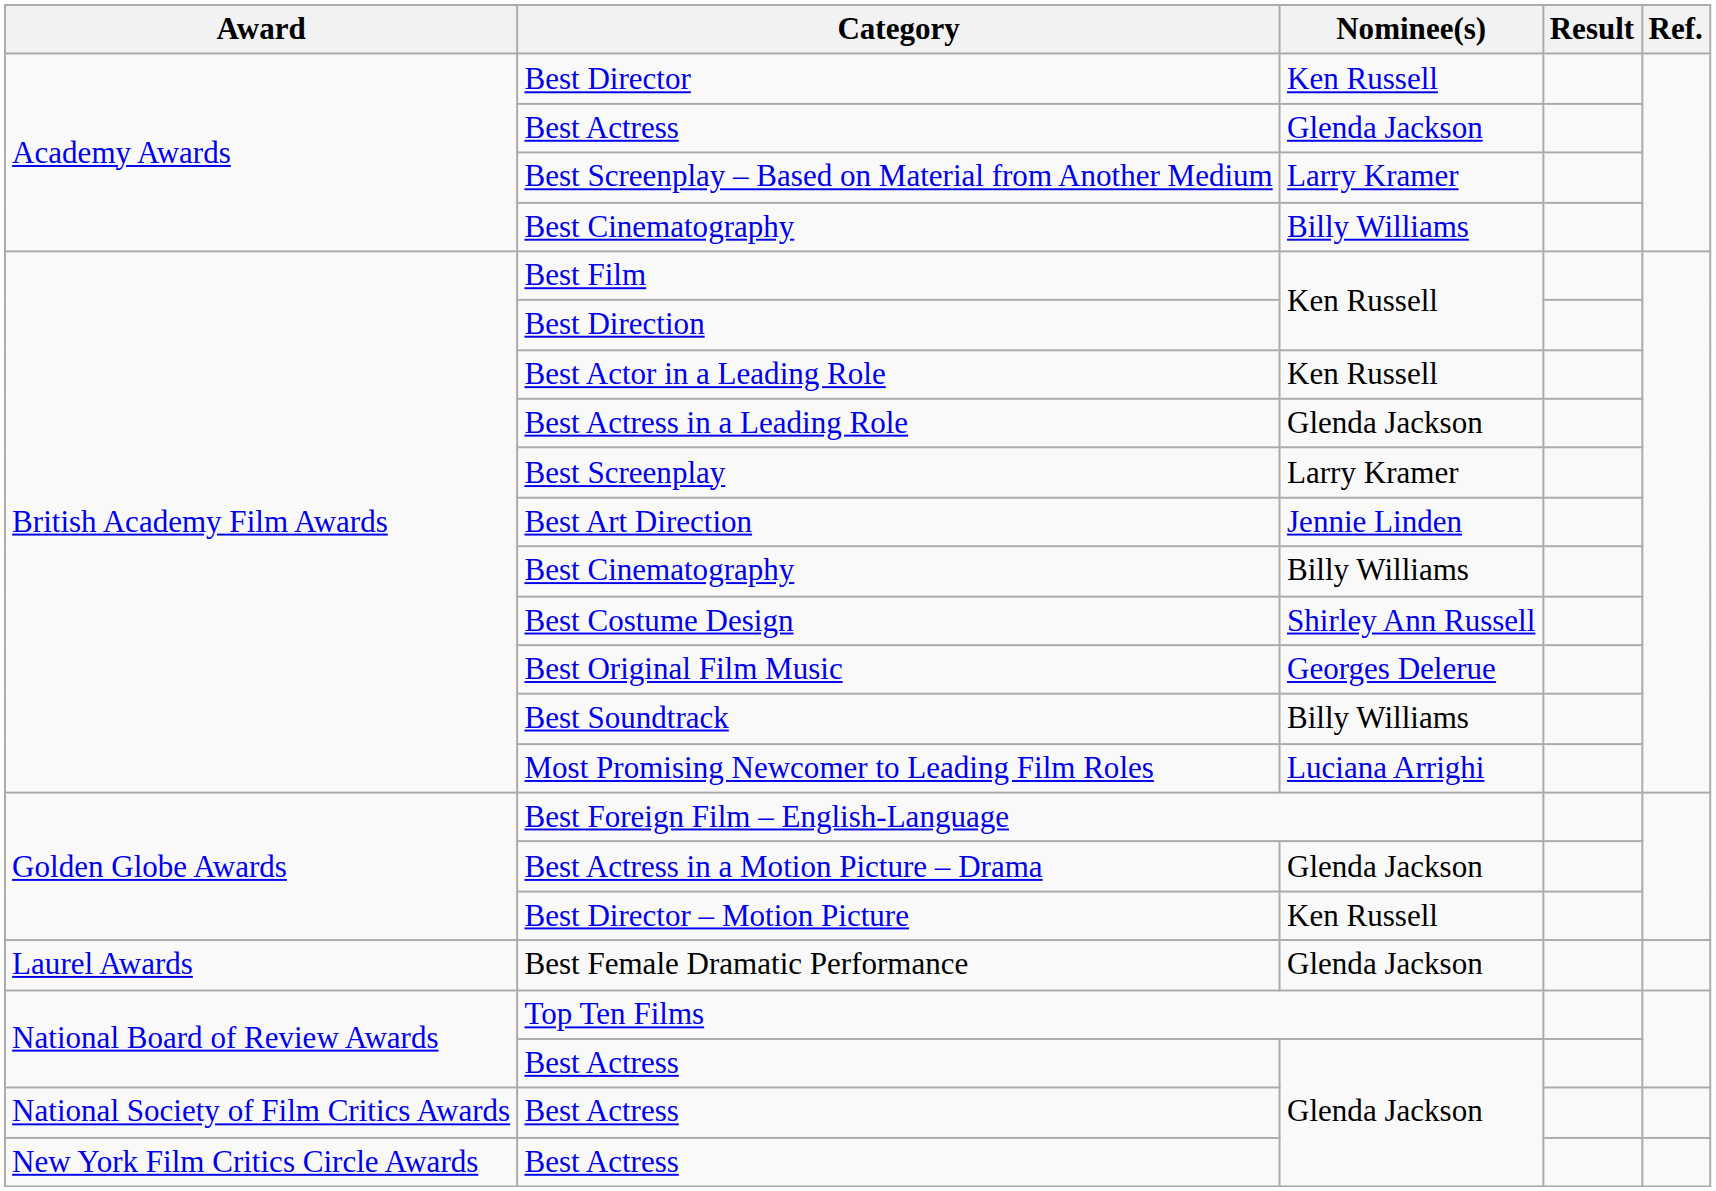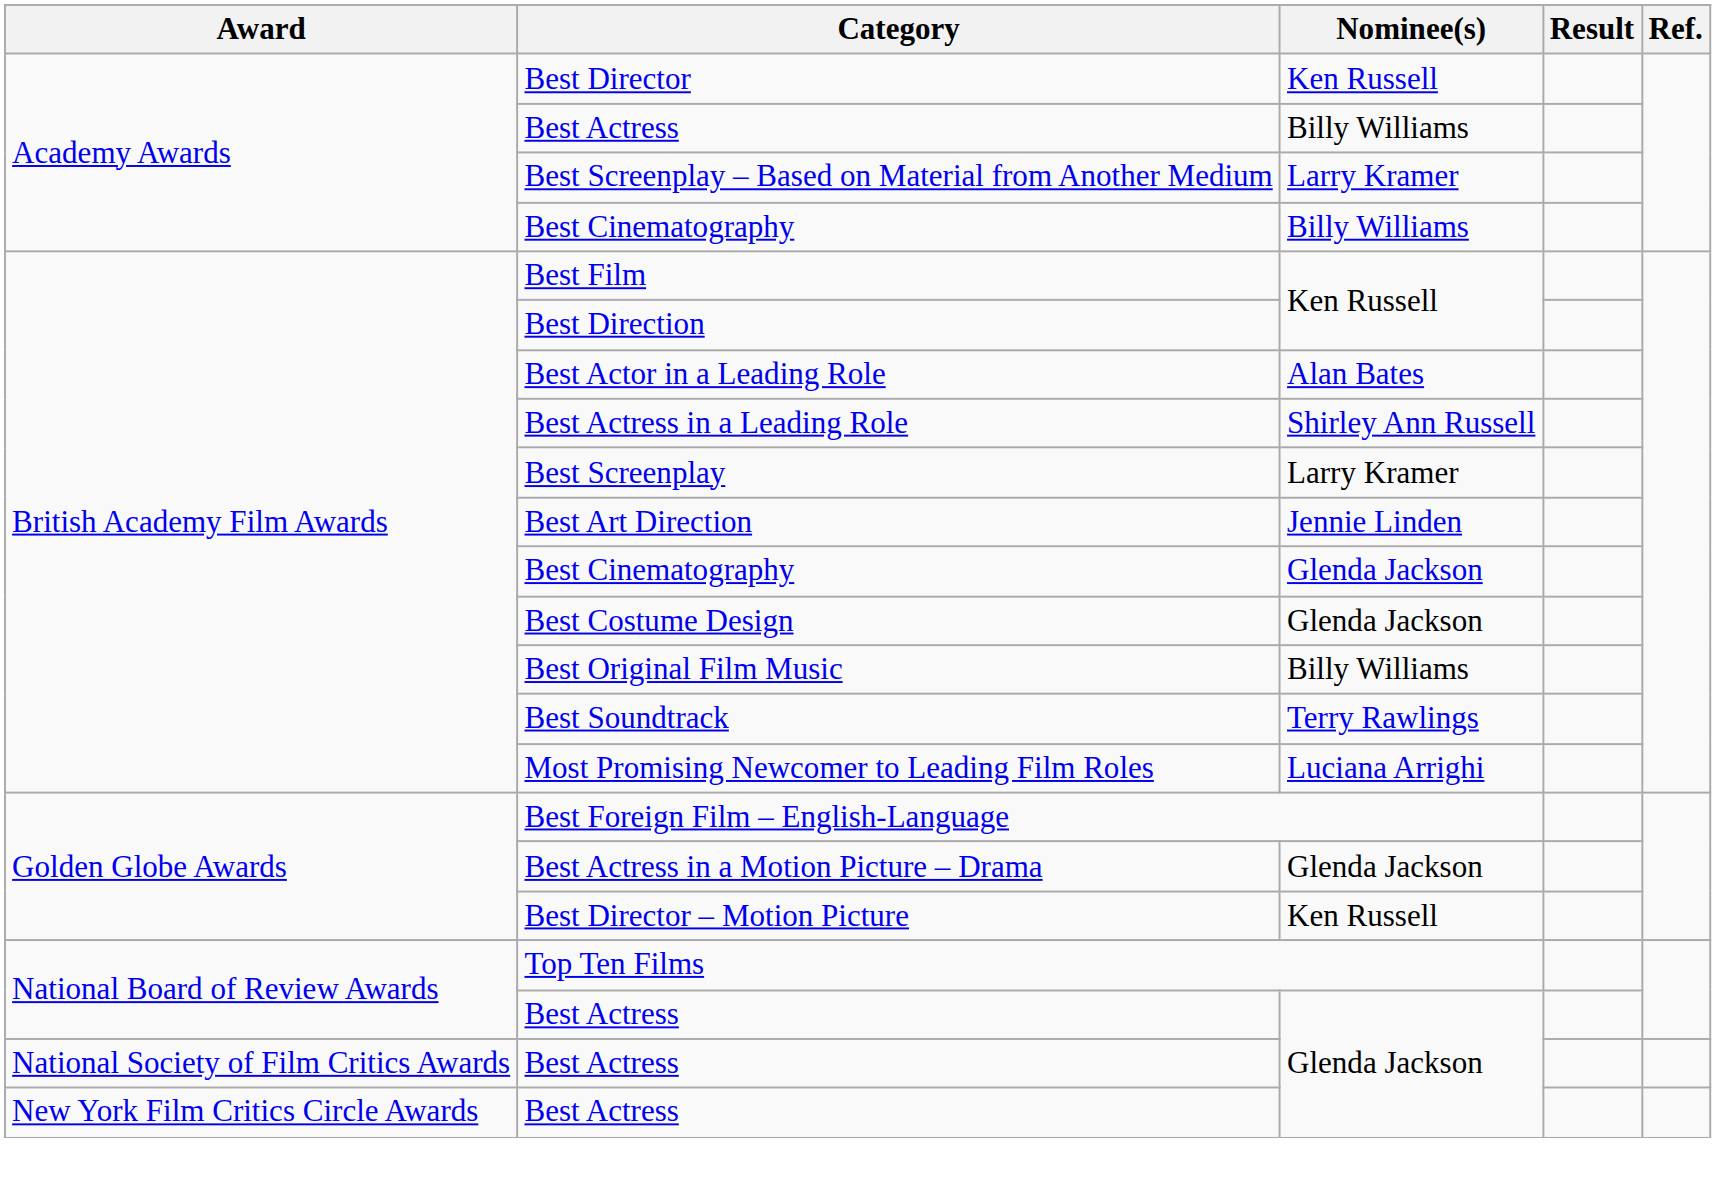(1385, 127) Glenda Jackson -> (1378, 127) Billy Williams
(1362, 373) Ken Russell -> (1356, 373) Alan Bates
(1385, 422) Glenda Jackson -> (1411, 422) Shirley Ann Russell
(1378, 570) Billy Williams -> (1385, 570) Glenda Jackson
(1411, 619) Shirley Ann Russell -> (1385, 619) Glenda Jackson
(1391, 669) Georges Delerue -> (1378, 669) Billy Williams
(1378, 718) Billy Williams -> (1383, 718) Terry Rawlings
- row: (103, 964)
